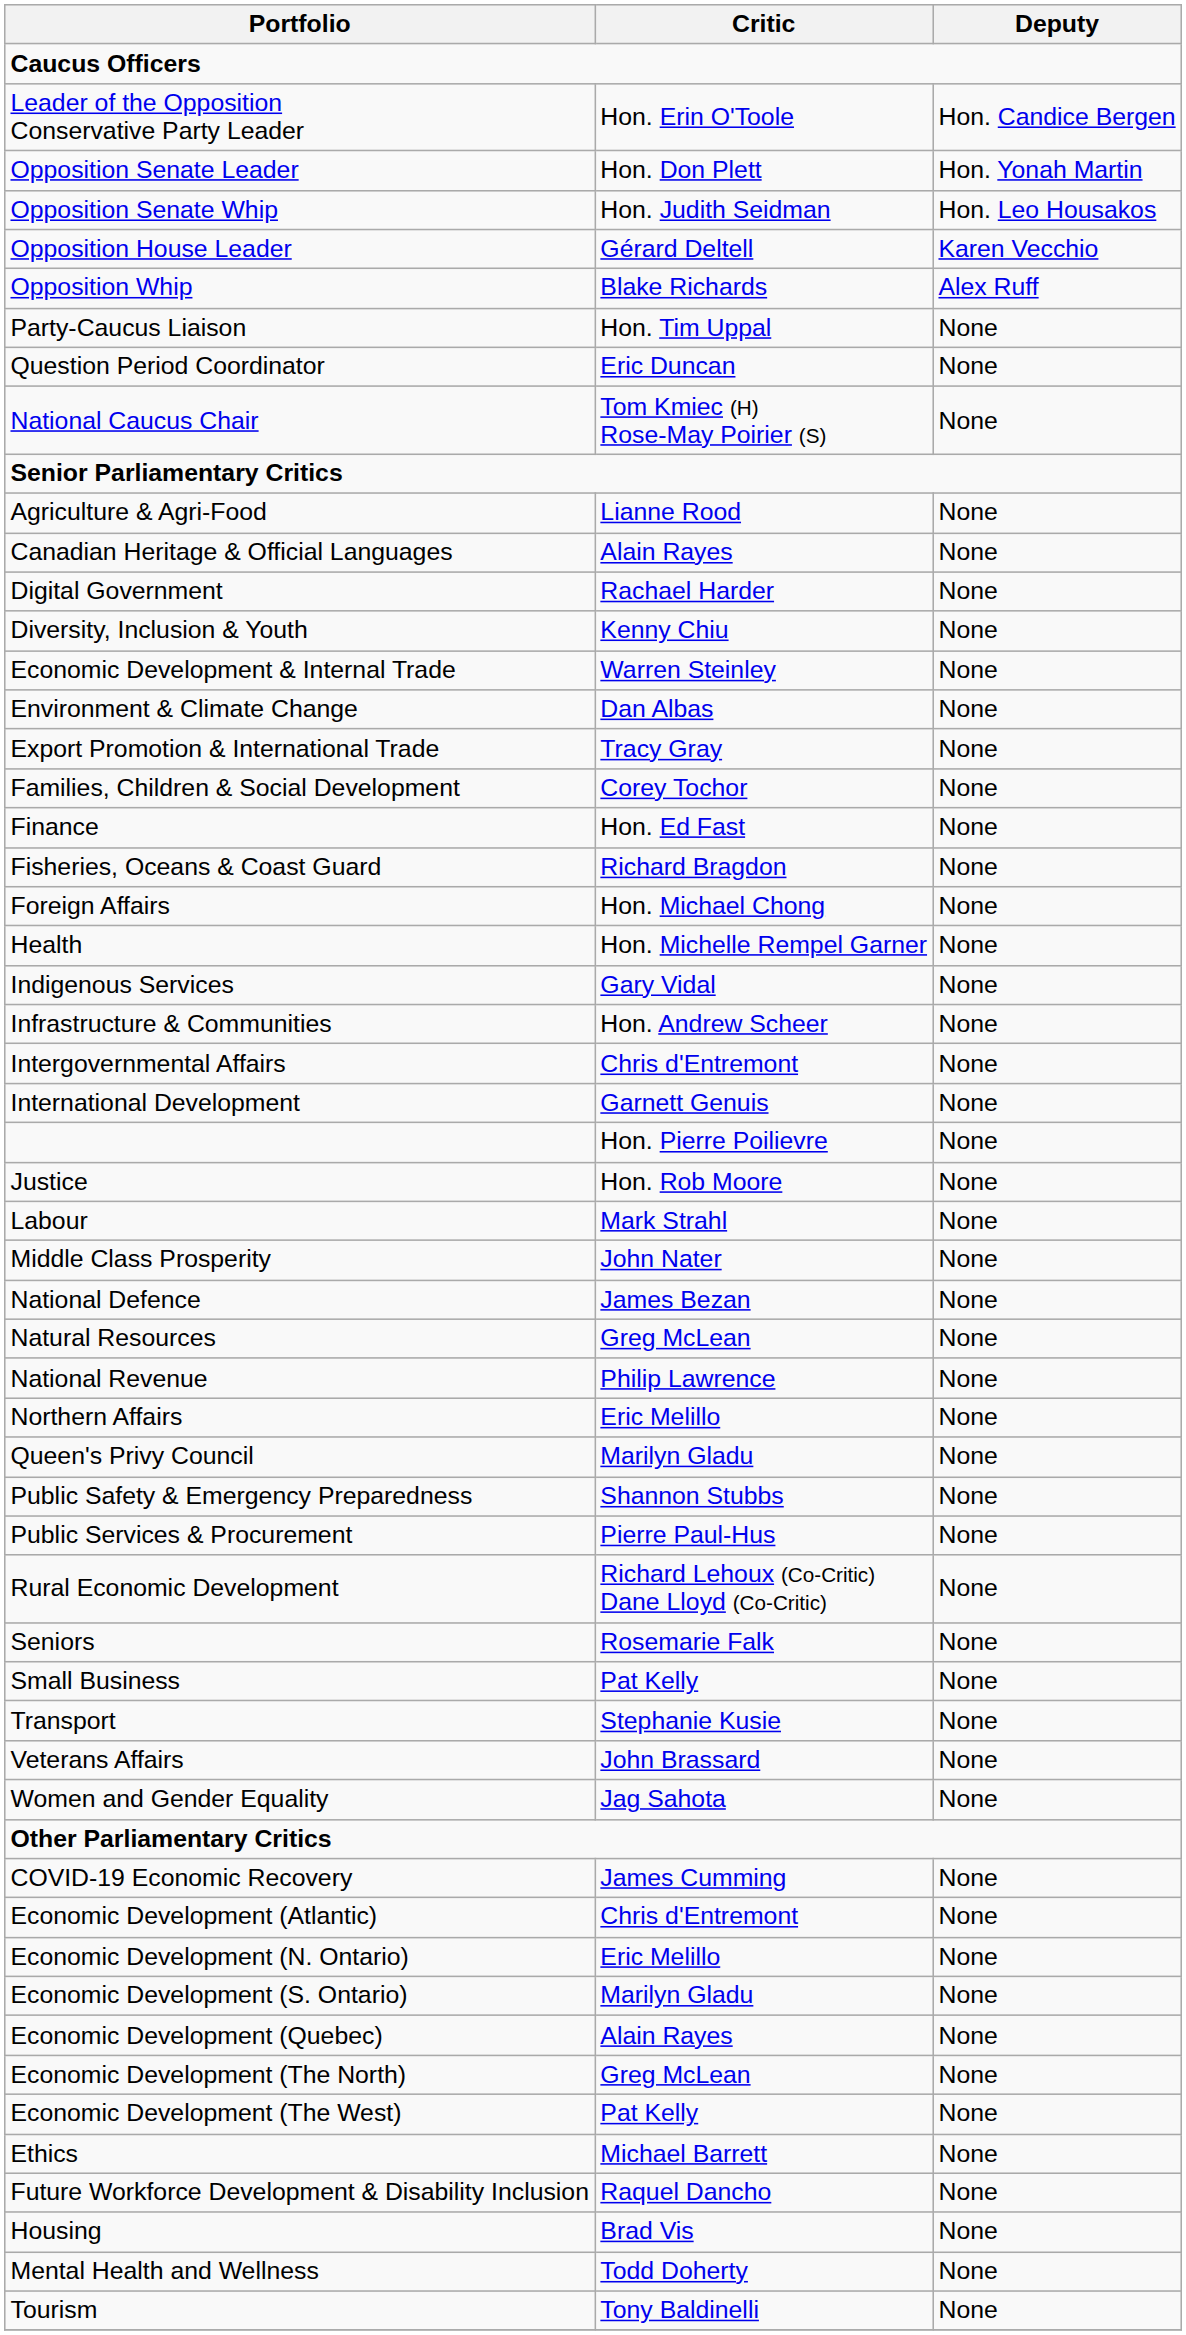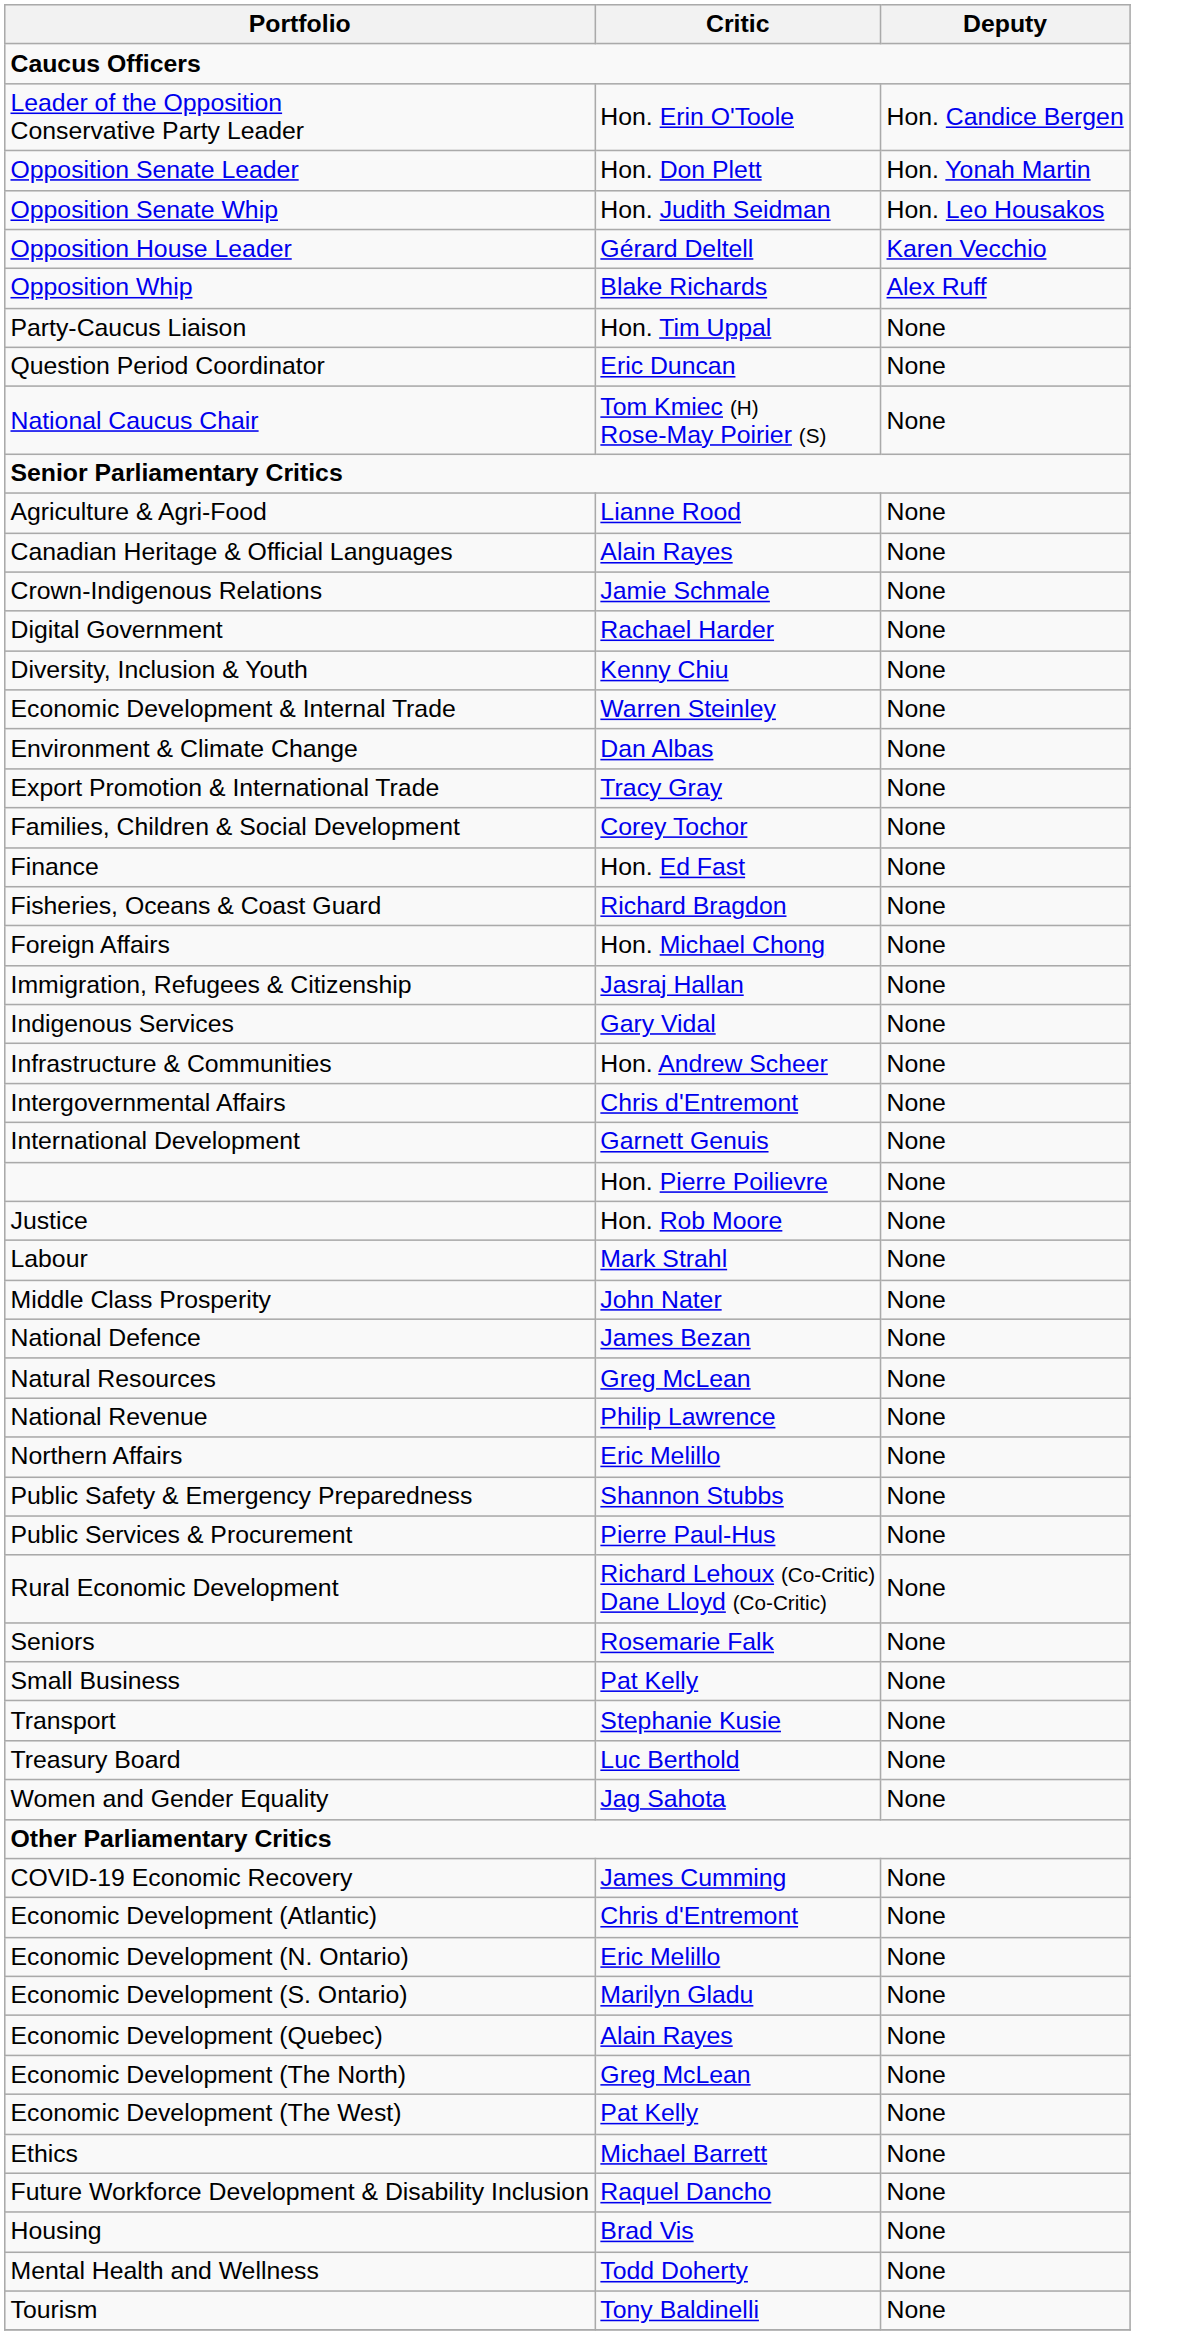+ row: (166, 591)
- row: (46, 945)
+ row: (211, 984)
- row: (132, 1456)
+ row: (95, 1759)
- row: (97, 1759)
